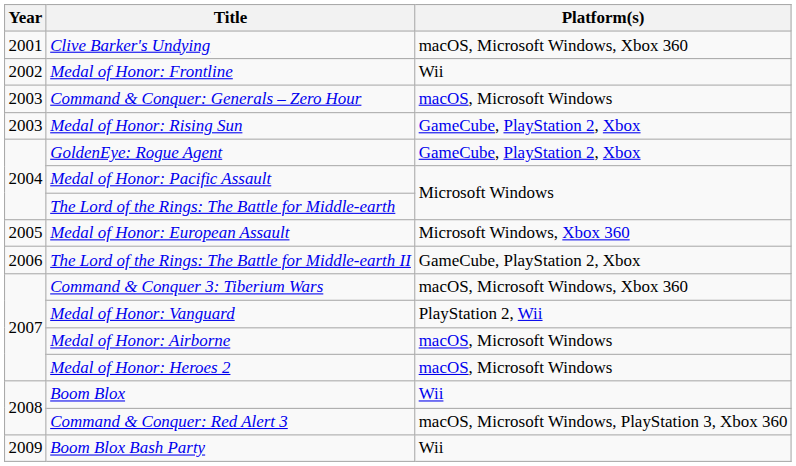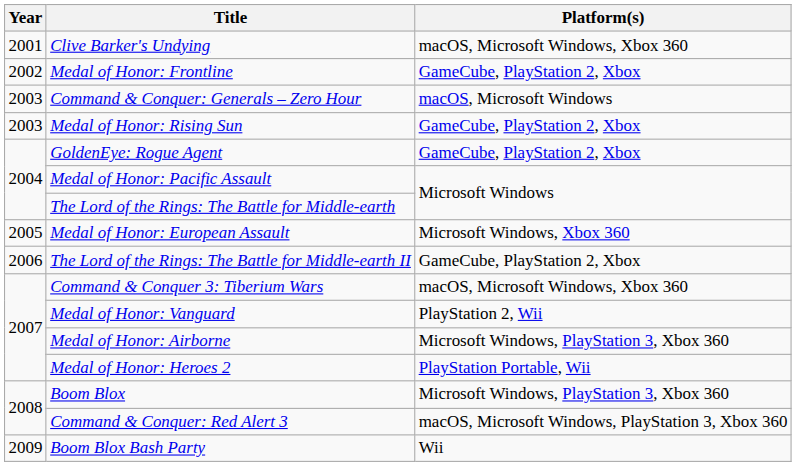(431, 71) Wii -> (530, 71) GameCube, PlayStation 2, Xbox
(515, 340) macOS, Microsoft Windows -> (574, 340) Microsoft Windows, PlayStation 3, Xbox 360
(515, 367) macOS, Microsoft Windows -> (505, 367) PlayStation Portable, Wii
(431, 394) Wii -> (574, 394) Microsoft Windows, PlayStation 3, Xbox 360
